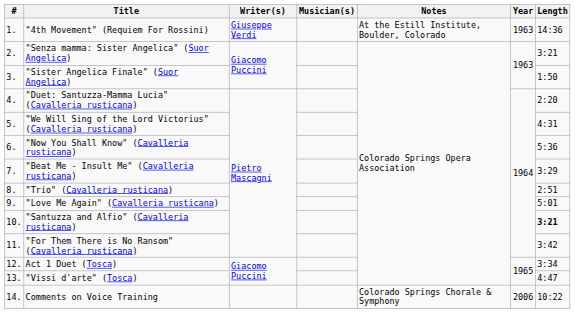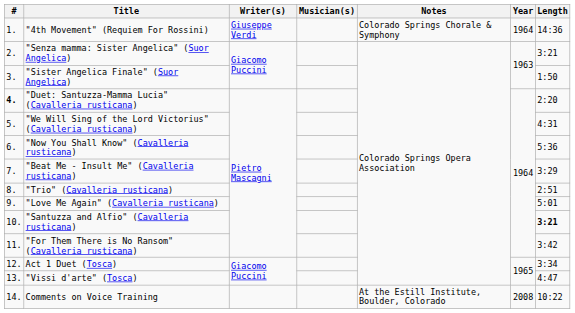(420, 30) At the Estill Institute, Boulder, Colorado -> (425, 30) Colorado Springs Chorale & Symphony
(523, 30) 1963 -> (523, 30) 1964
(11, 100) normal -> (11, 100) bold
(425, 297) Colorado Springs Chorale & Symphony -> (420, 297) At the Estill Institute, Boulder, Colorado
(523, 297) 2006 -> (523, 297) 2008
